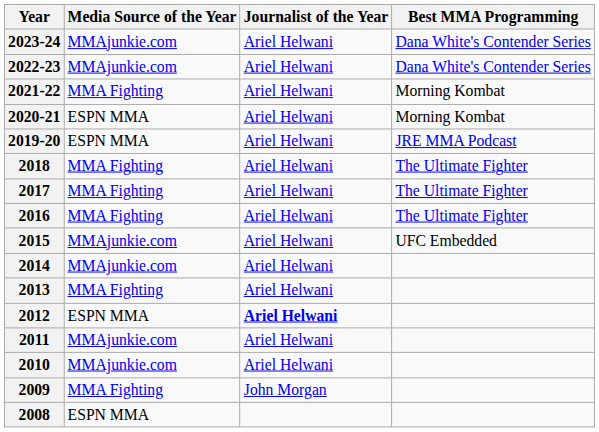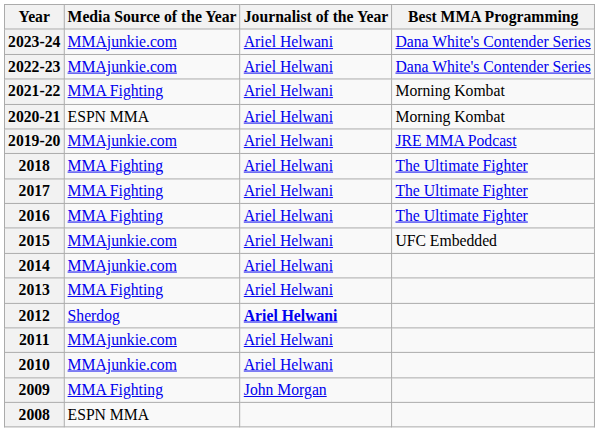(108, 141) ESPN MMA -> (122, 141) MMAjunkie.com
(108, 315) ESPN MMA -> (94, 315) Sherdog
